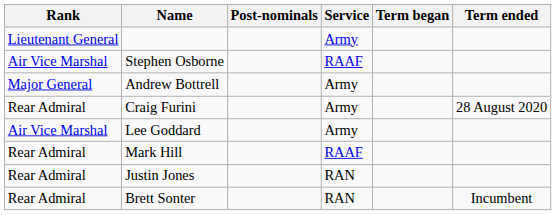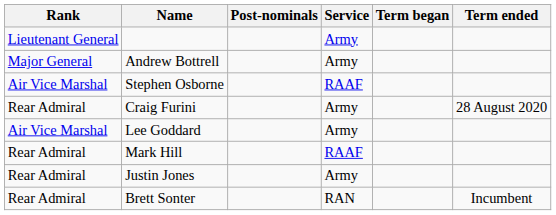rows swapped: (172, 84) <-> (175, 61)
(340, 175) RAN -> (341, 175) Army
